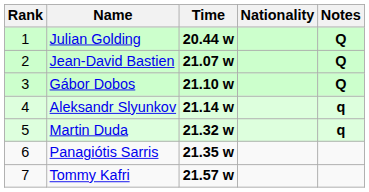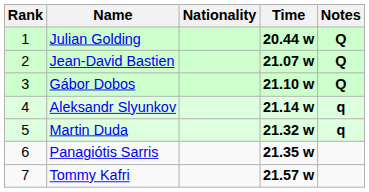columns swapped: (277, 15) <-> (208, 15)
